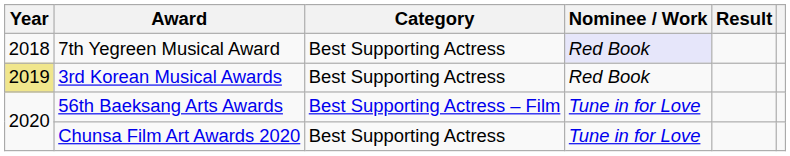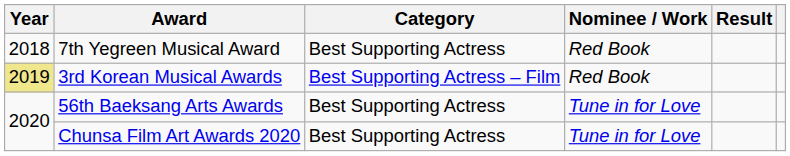(609, 48) lavender background -> (609, 48) no background
(407, 77) Best Supporting Actress -> (435, 77) Best Supporting Actress – Film
(435, 106) Best Supporting Actress – Film -> (407, 106) Best Supporting Actress
